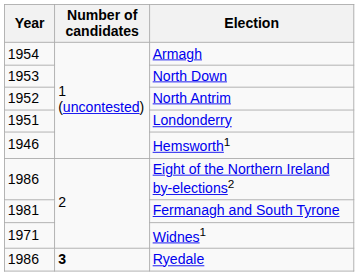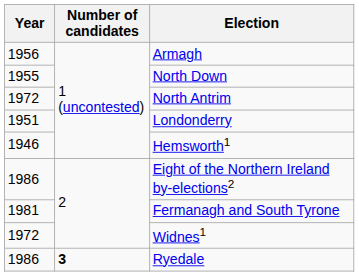(23, 53) 1954 -> (23, 53) 1956
(23, 76) 1953 -> (23, 76) 1955
(23, 98) 1952 -> (23, 98) 1972
(23, 235) 1971 -> (23, 235) 1972
